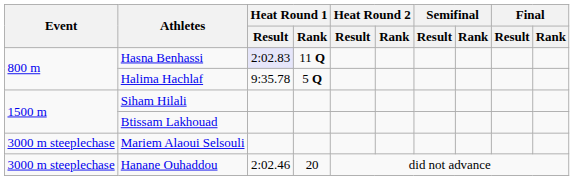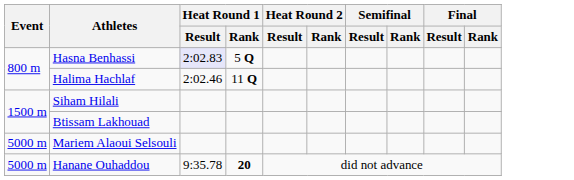(312, 58) 11 Q -> (244, 58) 5 Q
(271, 79) 9:35.78 -> (203, 79) 2:02.46
(312, 79) 5 Q -> (244, 79) 11 Q
(61, 143) 3000 m steeplechase -> (27, 143) 5000 m
(61, 165) 3000 m steeplechase -> (27, 165) 5000 m
(271, 165) 2:02.46 -> (203, 165) 9:35.78
(312, 165) normal -> (244, 165) bold
